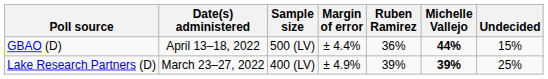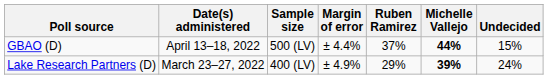(394, 46) 36% -> (394, 46) 37%
(394, 65) 39% -> (394, 65) 29%
(510, 65) 25% -> (510, 65) 24%
